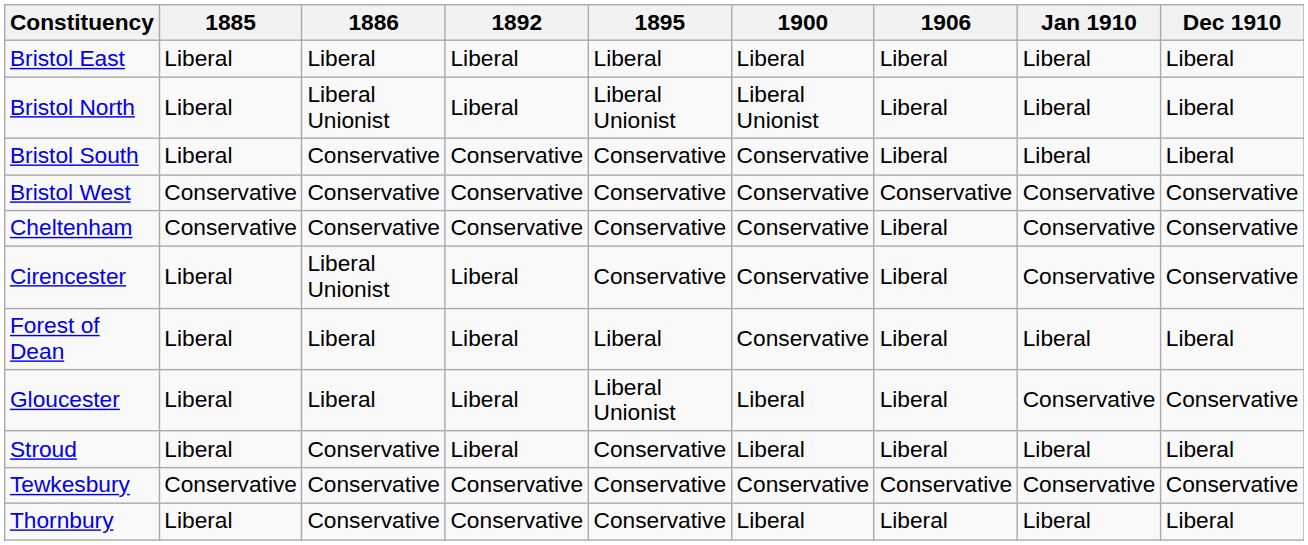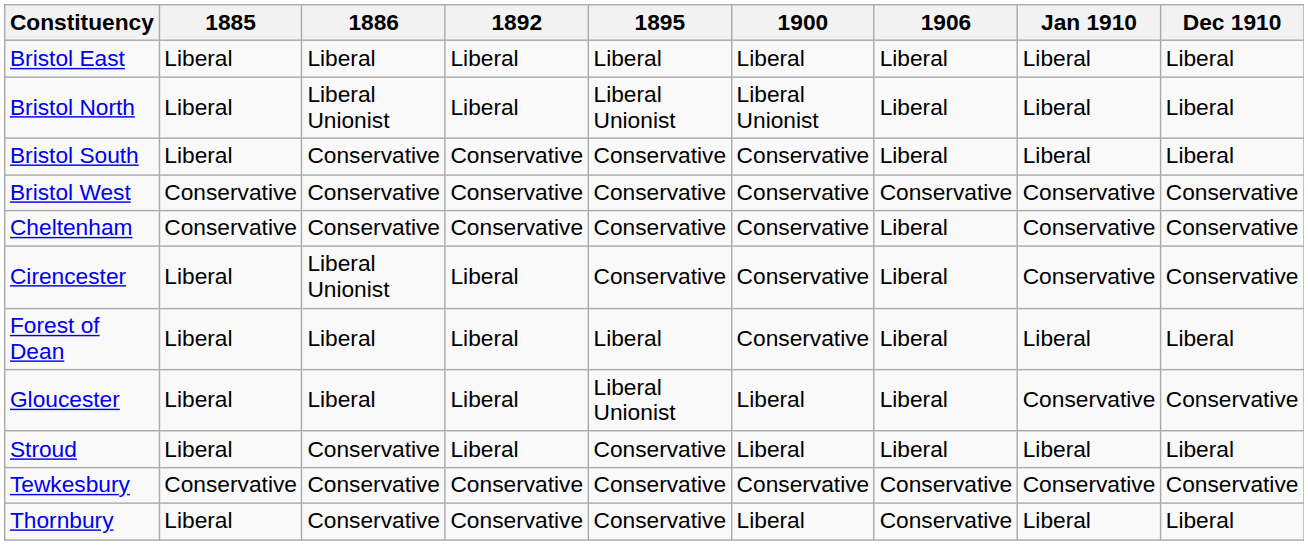(914, 521) Liberal -> (946, 521) Conservative
